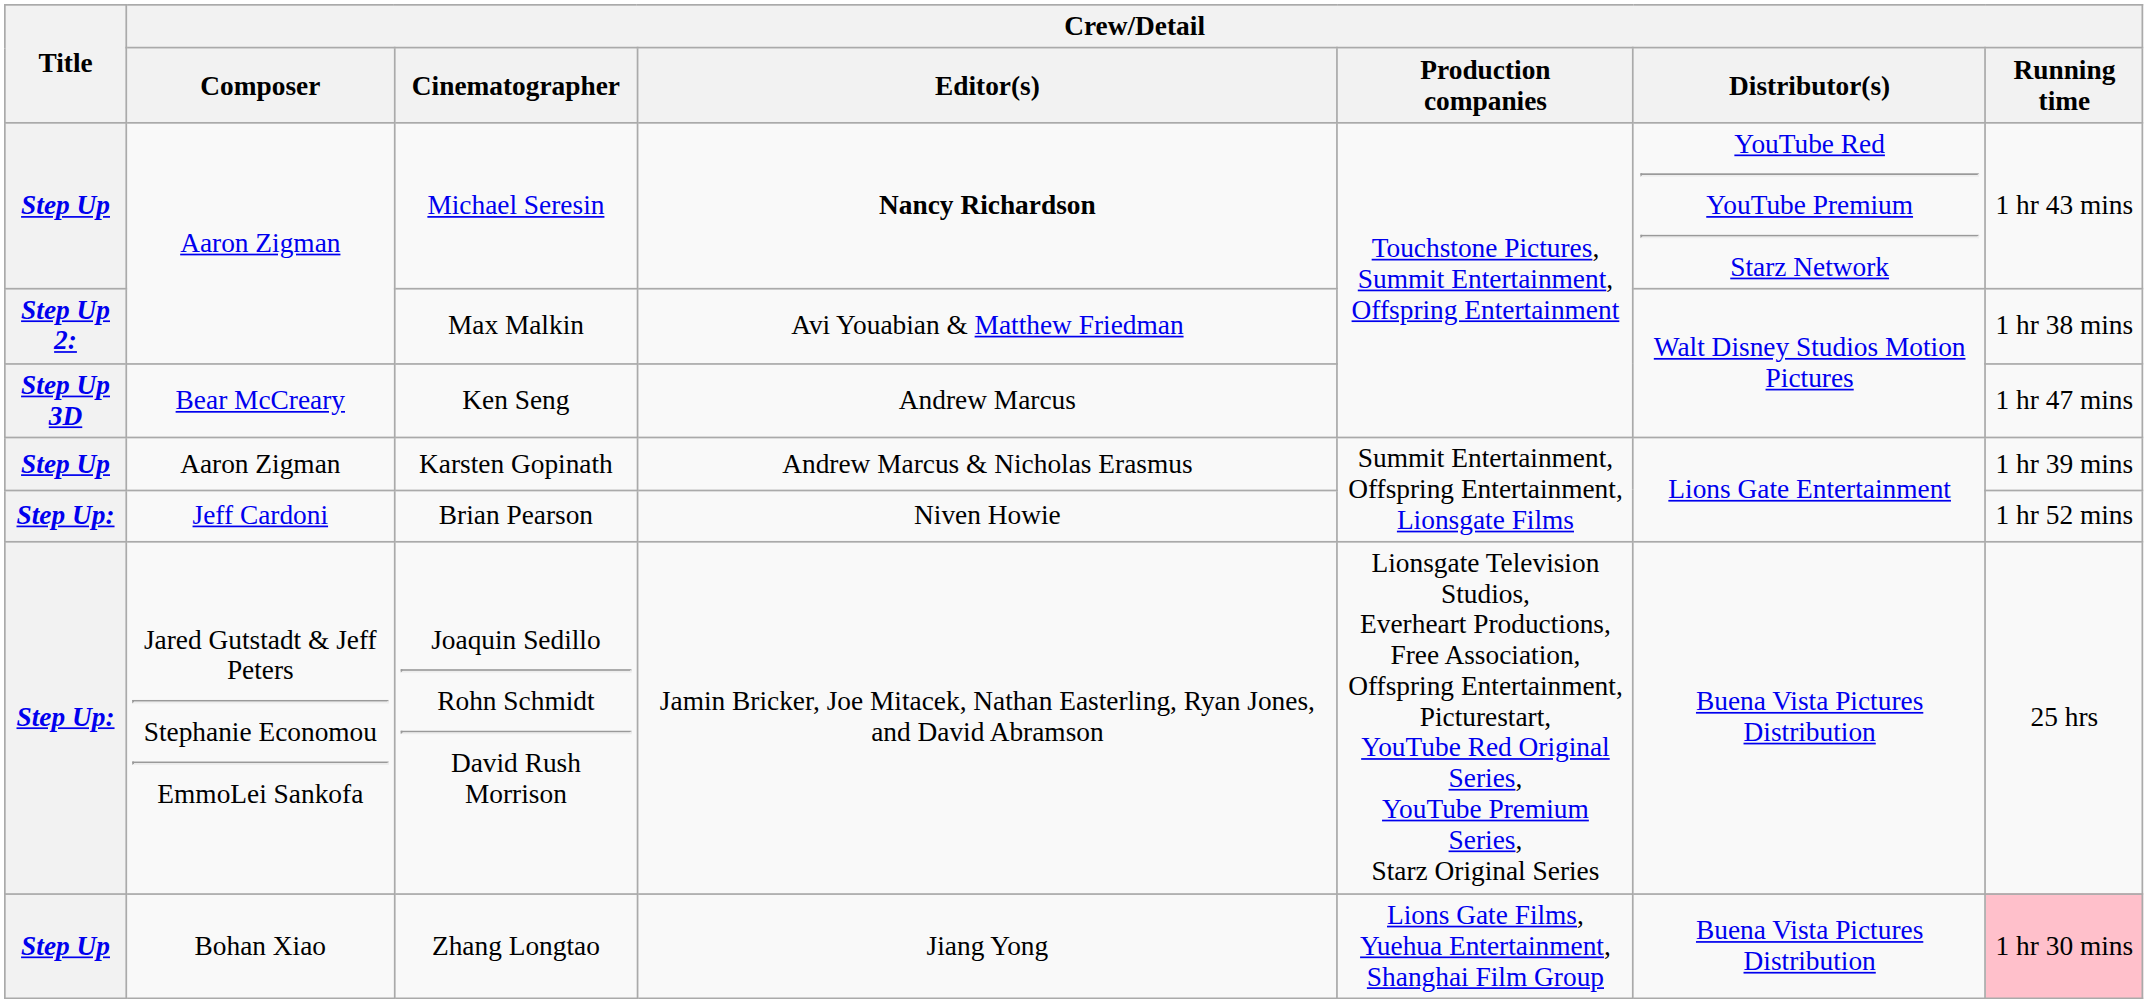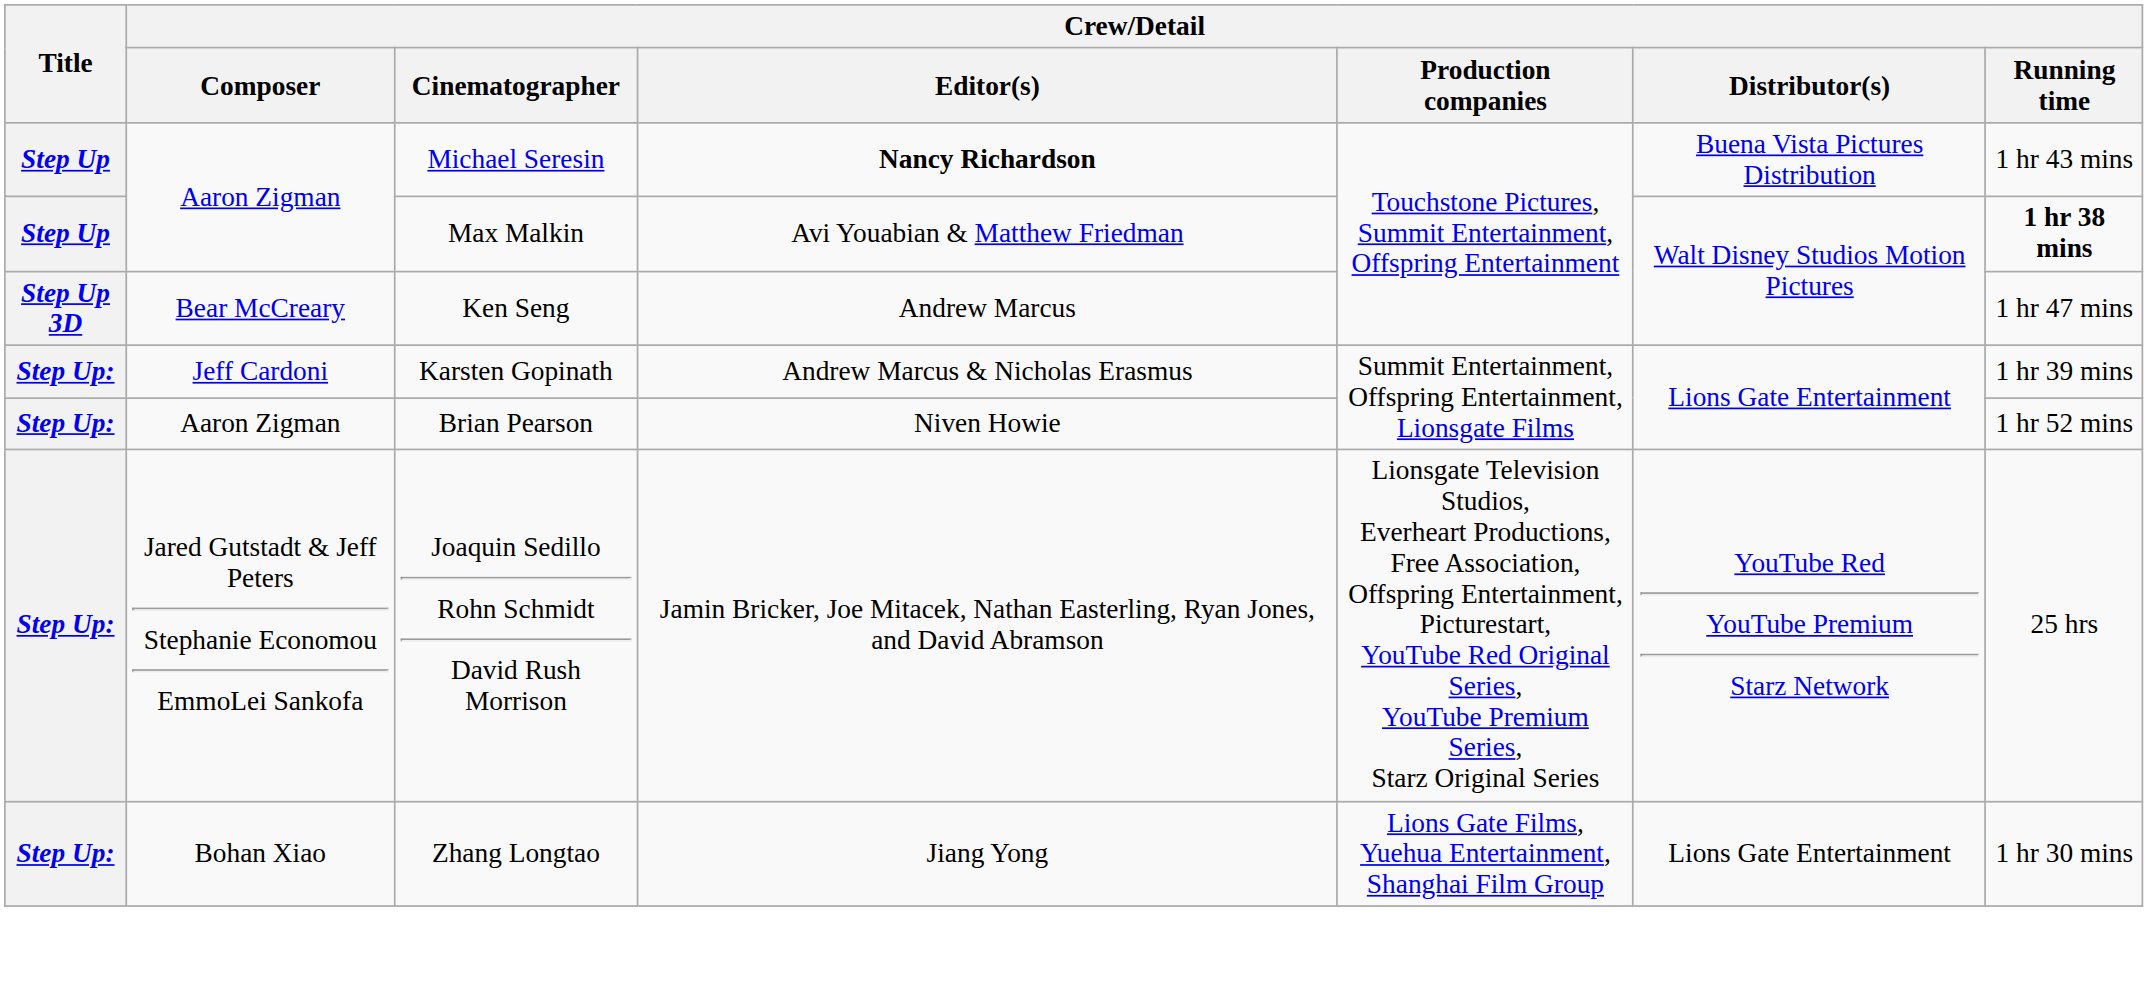(1810, 205) YouTube Red YouTube Premium Starz Network -> (1810, 159) Buena Vista Pictures Distribution
(66, 325) Step Up 2: -> (66, 233) Step Up
(2064, 325) normal -> (2064, 233) bold
(66, 463) Step Up -> (66, 370) Step Up:
(260, 463) Aaron Zigman -> (260, 370) Jeff Cardoni
(260, 515) Jeff Cardoni -> (260, 423) Aaron Zigman
(1810, 717) Buena Vista Pictures Distribution -> (1810, 625) YouTube Red YouTube Premium Starz Network
(66, 945) Step Up -> (66, 853) Step Up:
(1810, 945) Buena Vista Pictures Distribution -> (1810, 853) Lions Gate Entertainment
(2064, 945) pink background -> (2064, 853) no background
